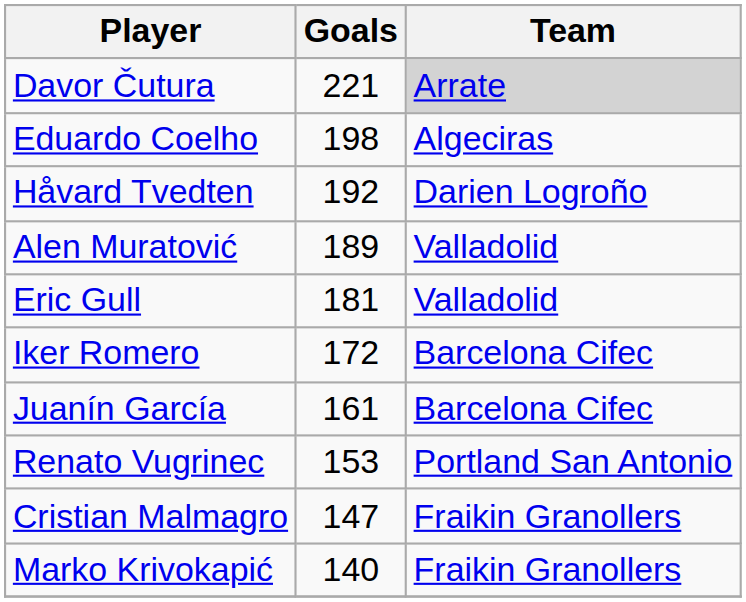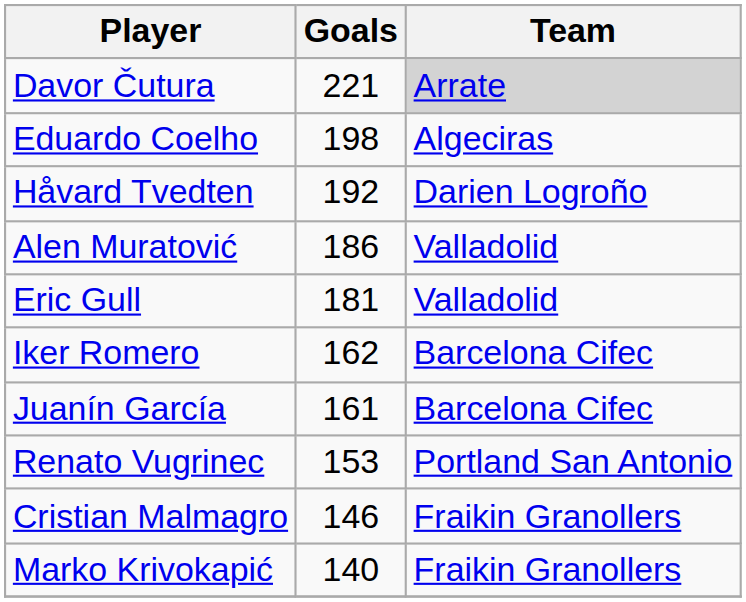(351, 246) 189 -> (351, 246) 186
(351, 354) 172 -> (351, 354) 162
(351, 515) 147 -> (351, 515) 146
